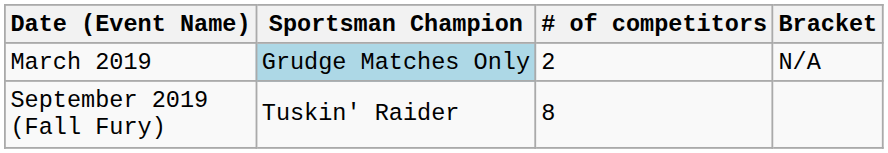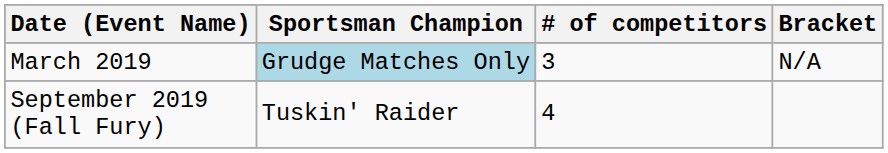(548, 62) 2 -> (548, 62) 3
(548, 114) 8 -> (548, 114) 4
